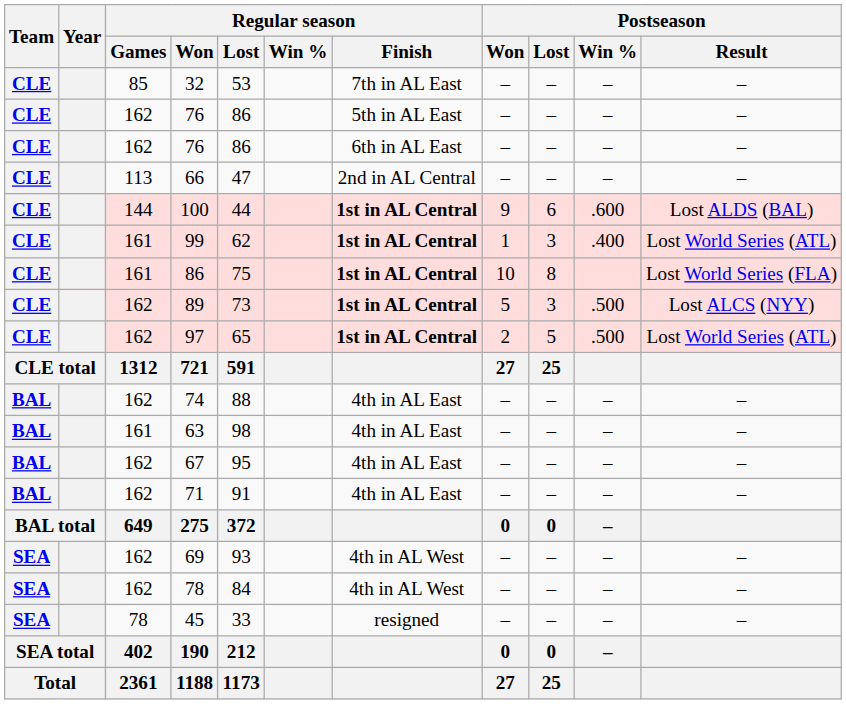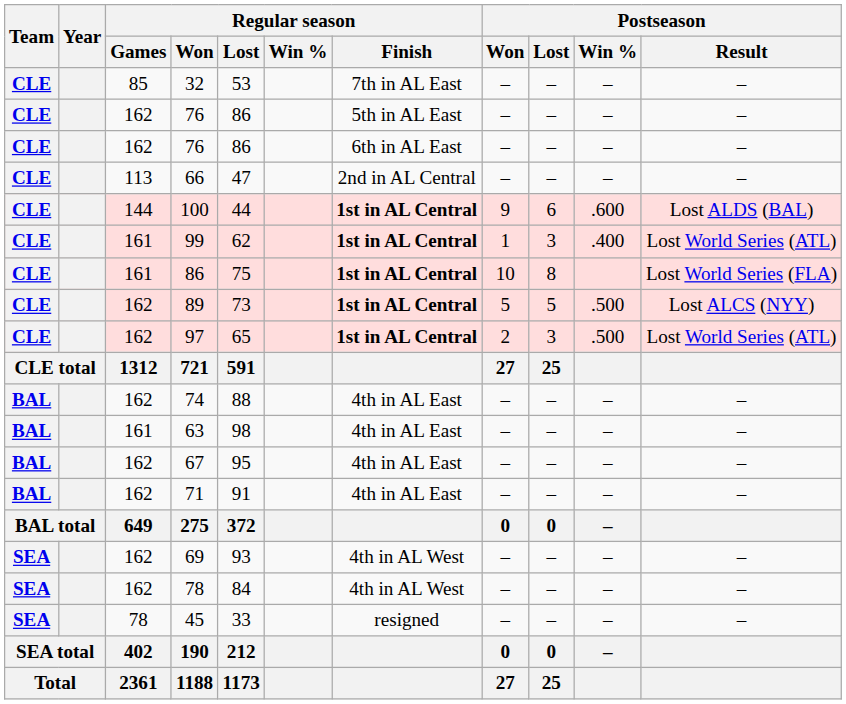(551, 304) 3 -> (551, 304) 5
(551, 336) 5 -> (551, 336) 3
